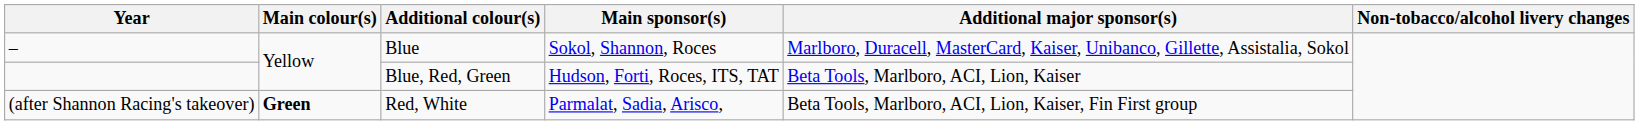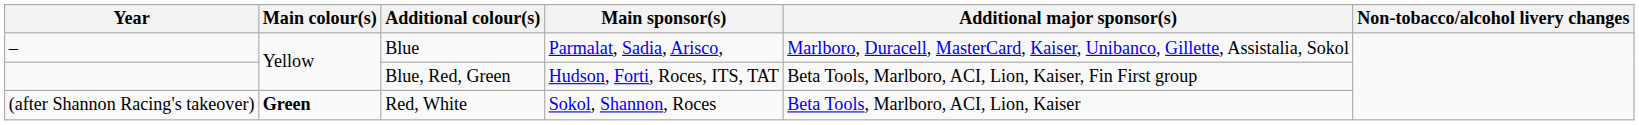(633, 47) Sokol, Shannon, Roces -> (636, 47) Parmalat, Sadia, Arisco,
(934, 76) Beta Tools, Marlboro, ACI, Lion, Kaiser -> (992, 76) Beta Tools, Marlboro, ACI, Lion, Kaiser, Fin First group
(636, 104) Parmalat, Sadia, Arisco, -> (633, 104) Sokol, Shannon, Roces
(992, 104) Beta Tools, Marlboro, ACI, Lion, Kaiser, Fin First group -> (934, 104) Beta Tools, Marlboro, ACI, Lion, Kaiser
